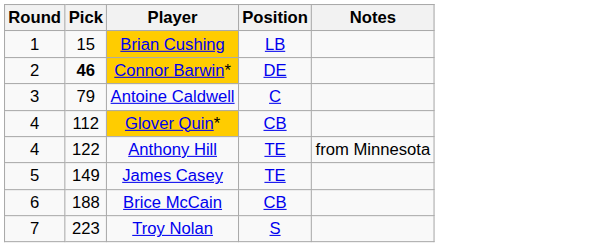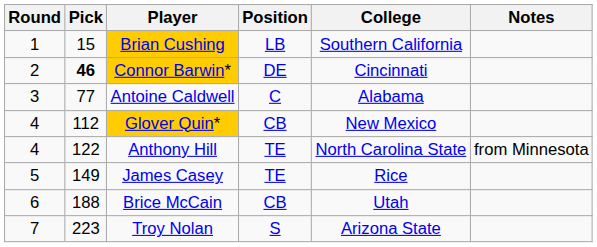+ column: (391, 17)
(86, 96) 79 -> (86, 96) 77
